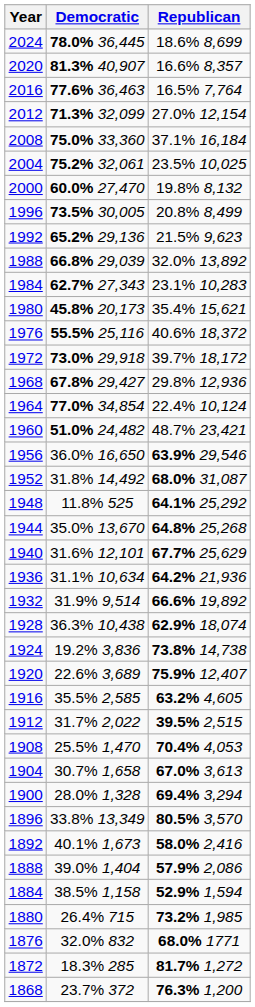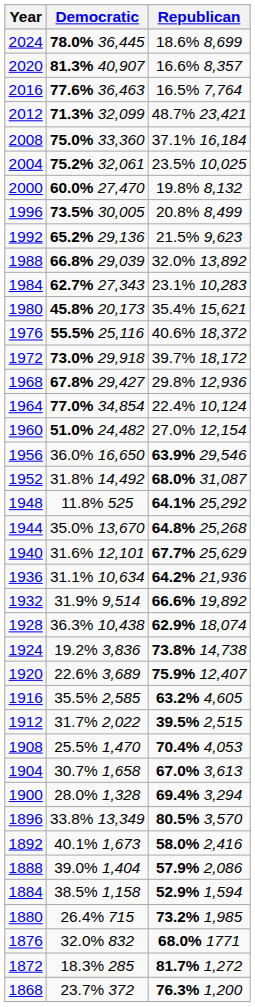(199, 114) 27.0% 12,154 -> (199, 114) 48.7% 23,421
(199, 430) 48.7% 23,421 -> (199, 430) 27.0% 12,154
